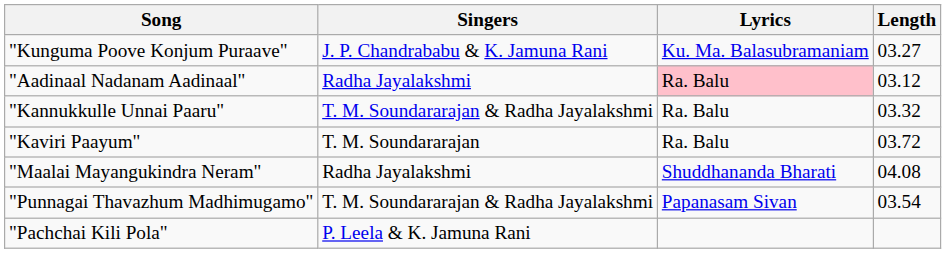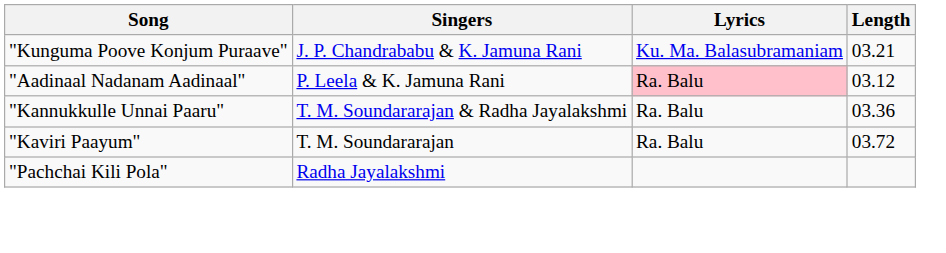(899, 50) 03.27 -> (873, 50) 03.21
(397, 80) Radha Jayalakshmi -> (401, 80) P. Leela & K. Jamuna Rani
(899, 111) 03.32 -> (873, 111) 03.36
- row: (135, 171)
- row: (161, 202)
(426, 232) P. Leela & K. Jamuna Rani -> (371, 171) Radha Jayalakshmi
